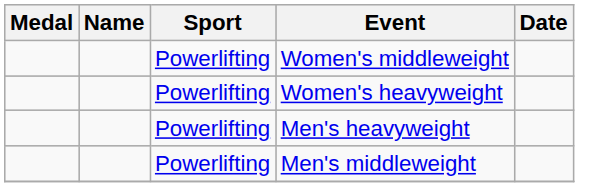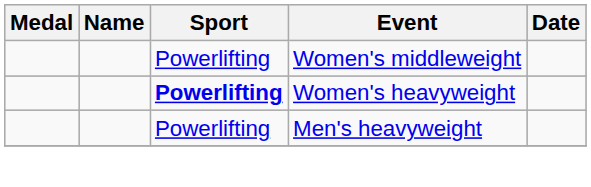(213, 93) normal -> (219, 93) bold
- row: (378, 164)
